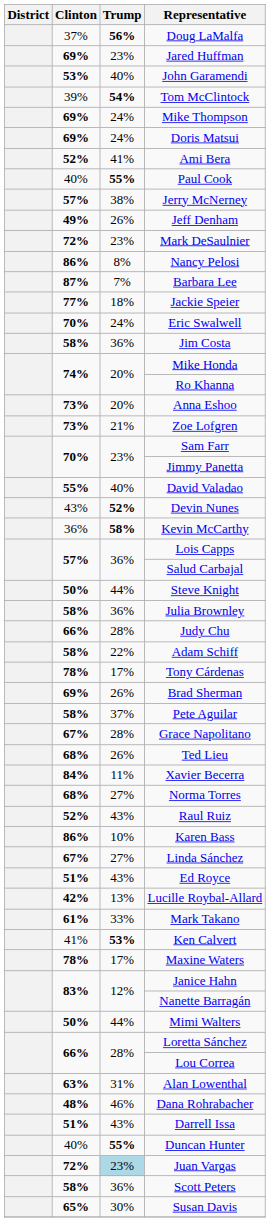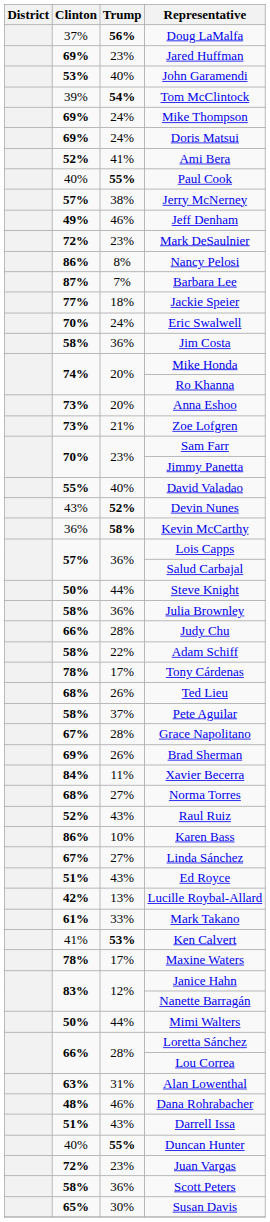(122, 220) 26% -> (122, 220) 46%
rows swapped: (205, 693) <-> (205, 754)
(122, 1165) lightblue background -> (122, 1165) no background
